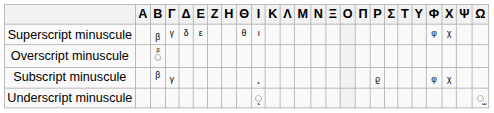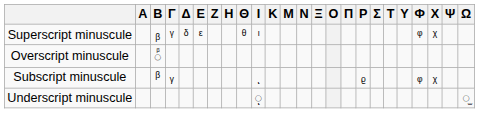- column: (287, 14)
